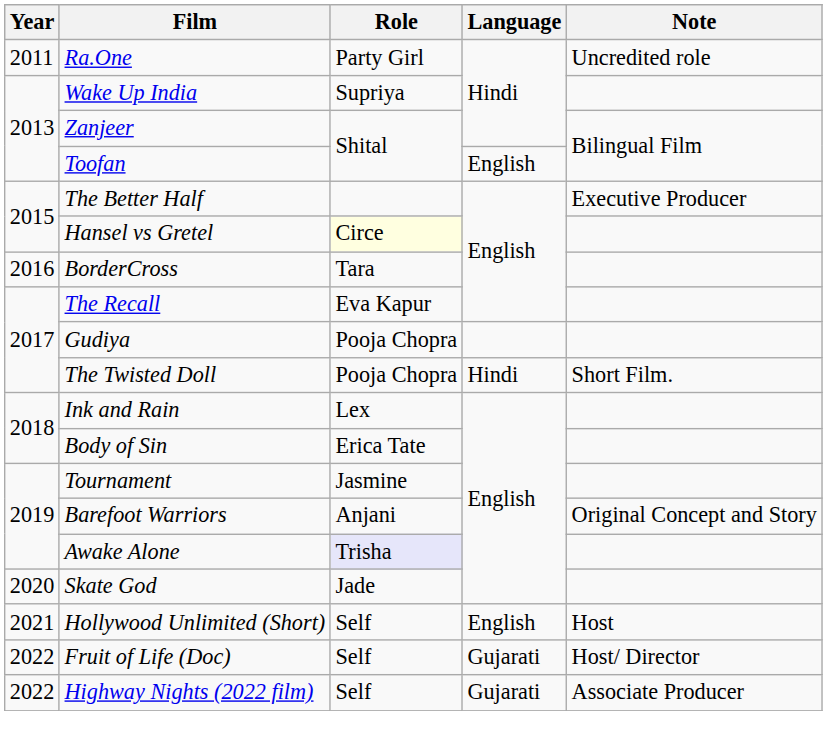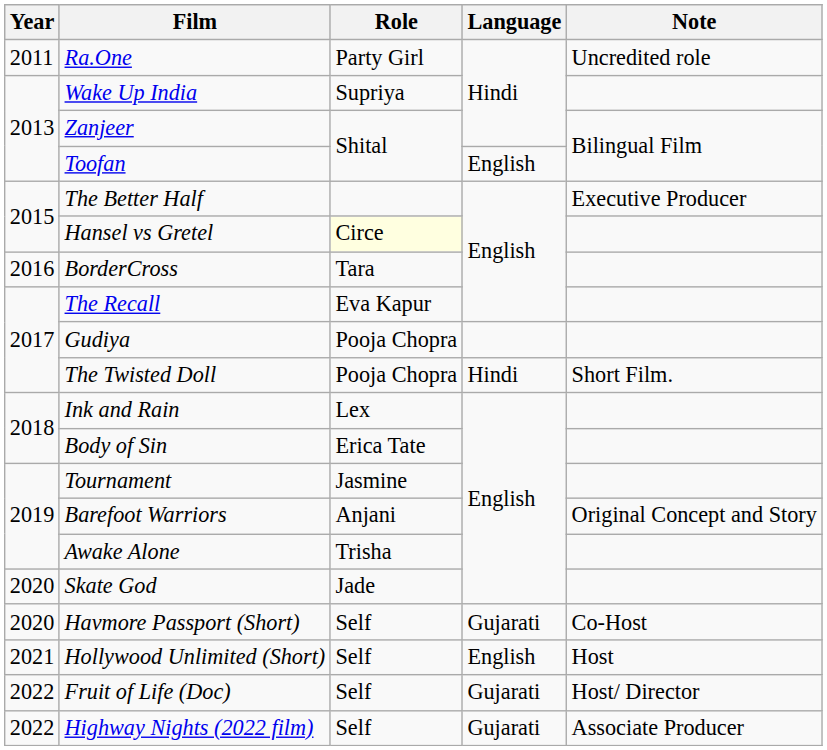(364, 551) lavender background -> (364, 551) no background
+ row: (182, 621)
